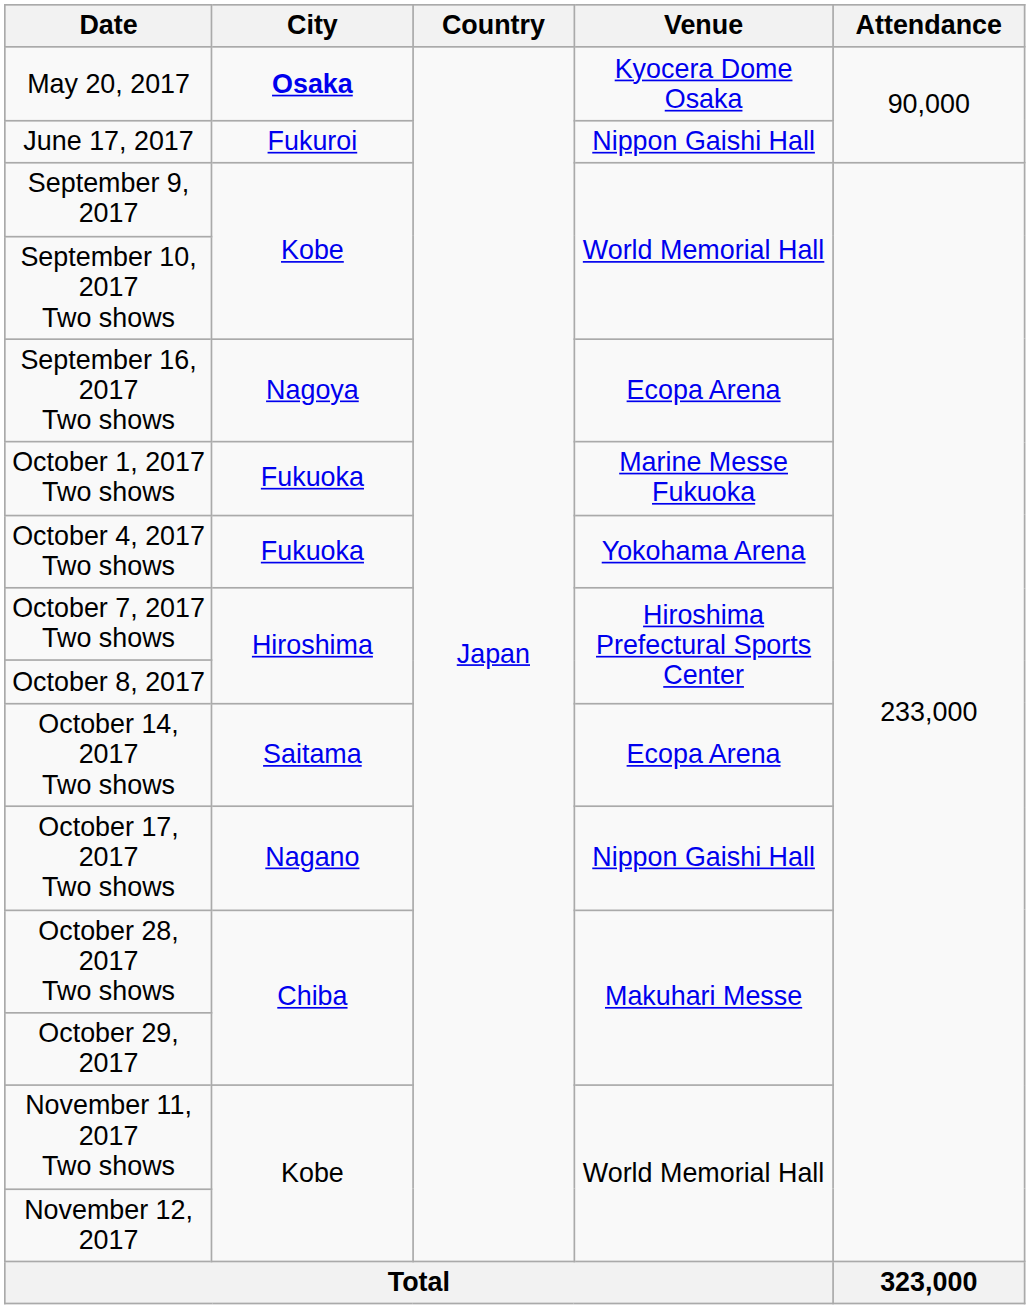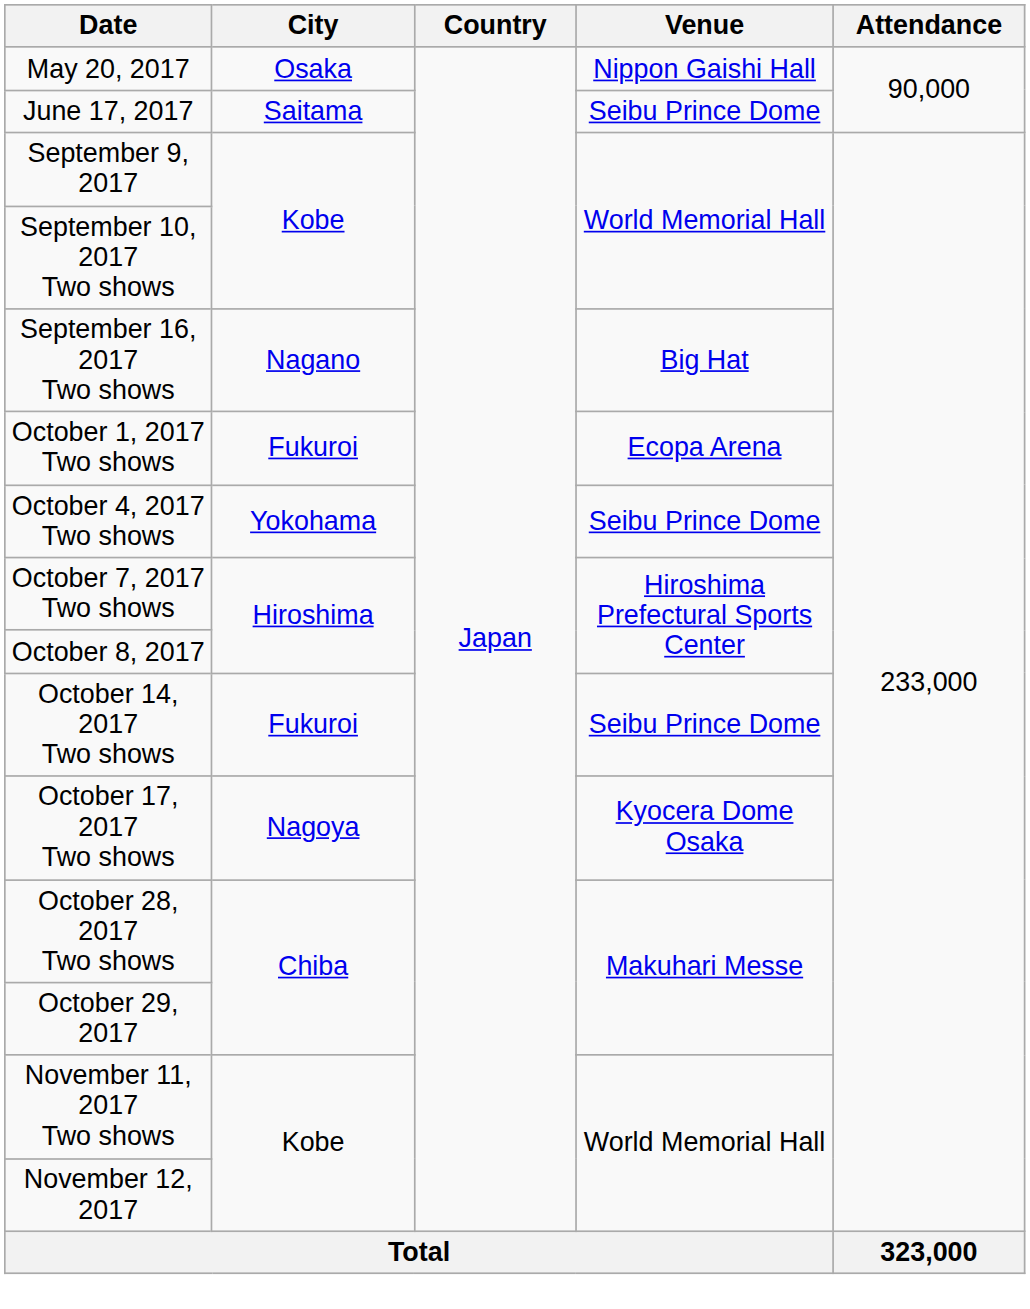(312, 83) bold -> (313, 68) normal
(704, 83) Kyocera Dome Osaka -> (705, 68) Nippon Gaishi Hall
(312, 141) Fukuroi -> (313, 111) Saitama
(704, 141) Nippon Gaishi Hall -> (705, 111) Seibu Prince Dome
(312, 390) Nagoya -> (313, 359) Nagano
(704, 390) Ecopa Arena -> (705, 359) Big Hat
(312, 478) Fukuoka -> (313, 447) Fukuroi
(704, 478) Marine Messe Fukuoka -> (705, 447) Ecopa Arena
(312, 551) Fukuoka -> (313, 520) Yokohama
(704, 551) Yokohama Arena -> (705, 520) Seibu Prince Dome
(312, 754) Saitama -> (313, 724) Fukuroi
(704, 754) Ecopa Arena -> (705, 724) Seibu Prince Dome
(312, 857) Nagano -> (313, 827) Nagoya
(704, 857) Nippon Gaishi Hall -> (705, 827) Kyocera Dome Osaka
